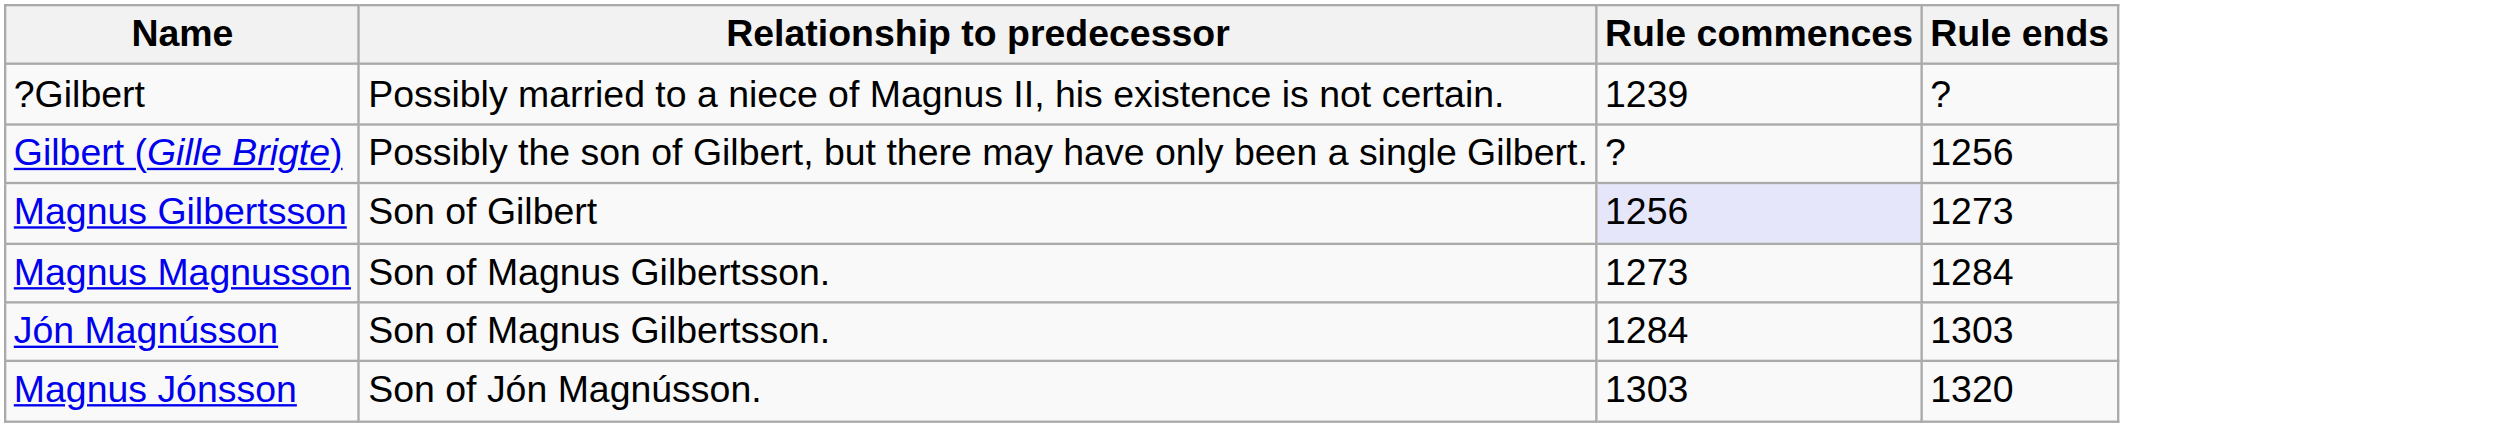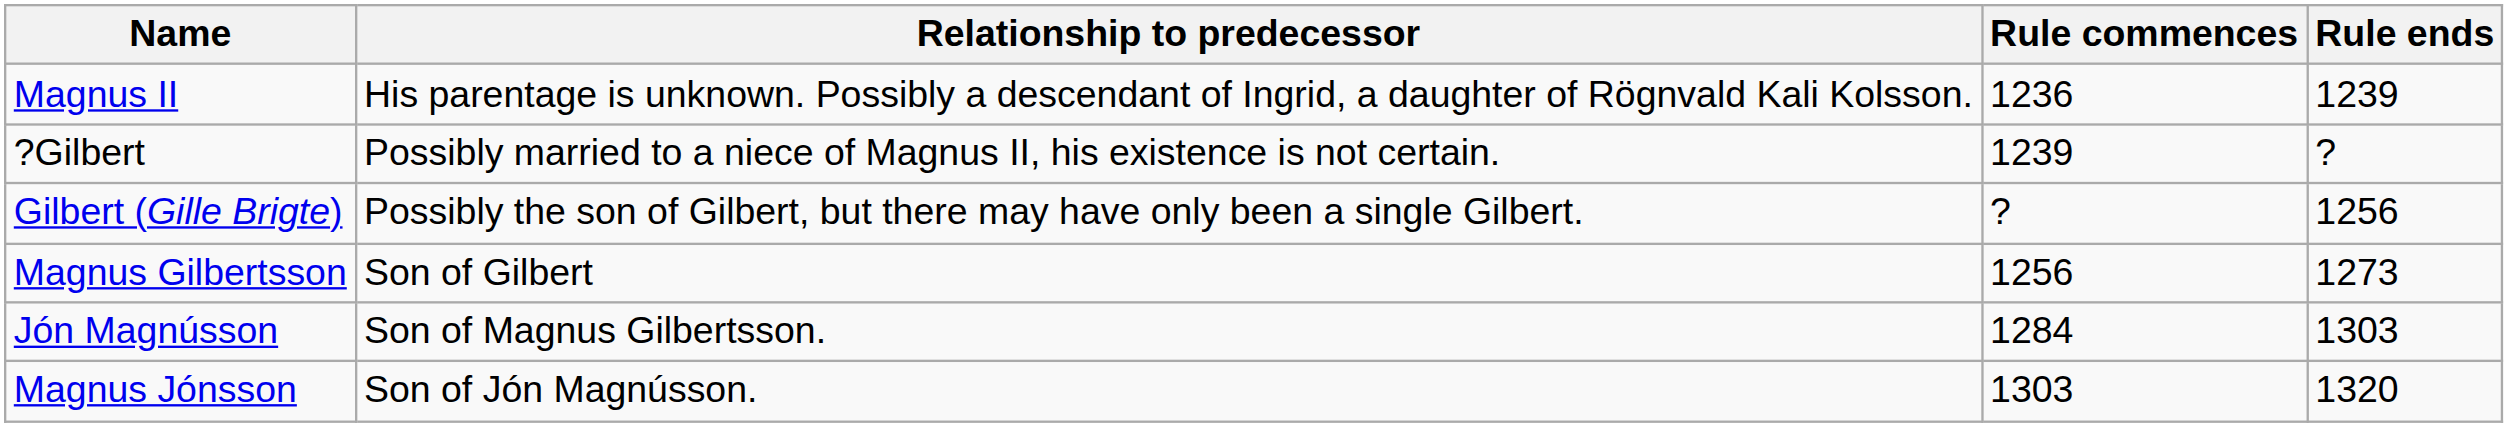+ row: (96, 93)
(1647, 212) lavender background -> (2032, 271) no background
- row: (182, 271)
